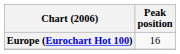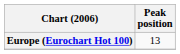(155, 40) 16 -> (155, 40) 13
